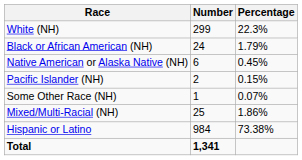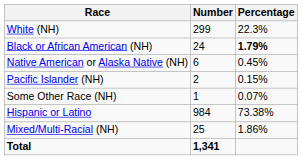(253, 46) normal -> (253, 46) bold
rows swapped: (63, 113) <-> (49, 130)
